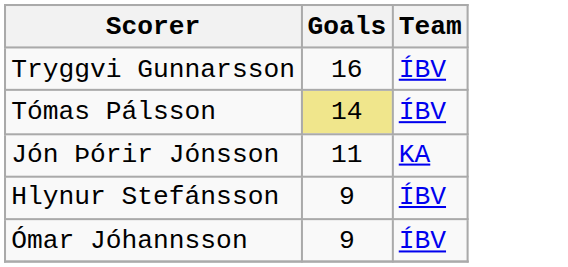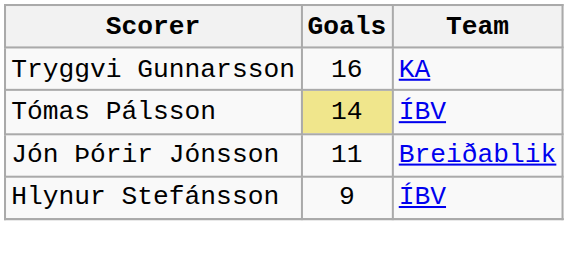(422, 69) ÍBV -> (415, 69) KA
(415, 155) KA -> (478, 155) Breiðablik
- row: (129, 240)
